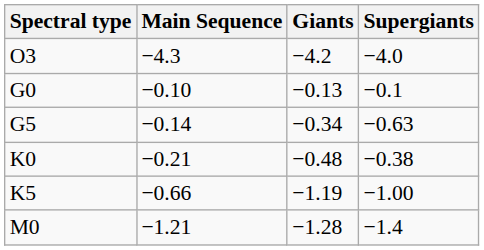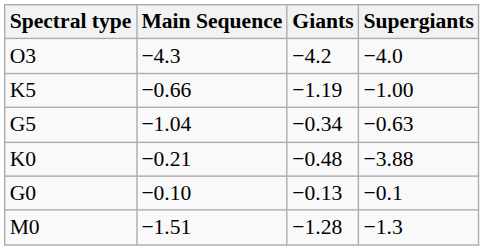rows swapped: (23, 90) <-> (23, 192)
(166, 124) −0.14 -> (166, 124) −1.04
(389, 158) −0.38 -> (389, 158) −3.88
(166, 227) −1.21 -> (166, 227) −1.51
(383, 227) −1.4 -> (383, 227) −1.3
